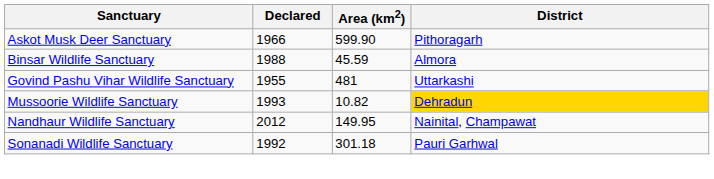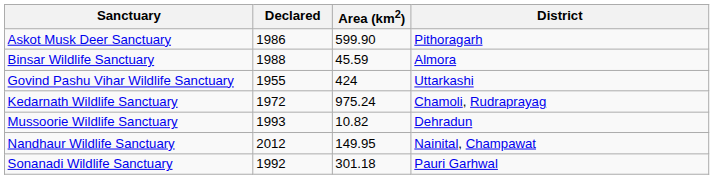(271, 39) 1966 -> (271, 39) 1986
(346, 80) 481 -> (346, 80) 424
+ row: (93, 101)
(443, 101) gold background -> (443, 122) no background
